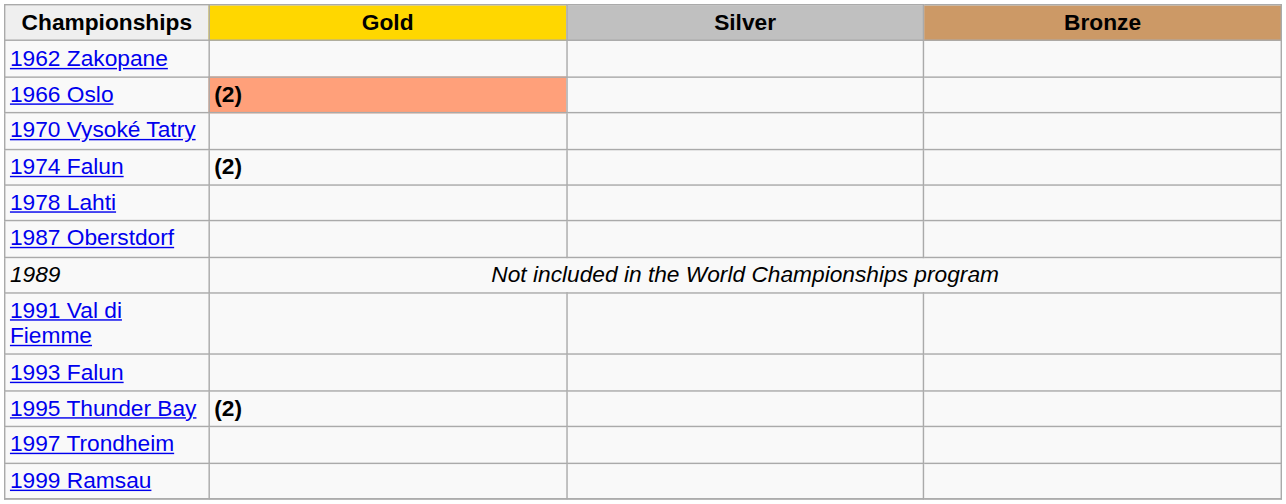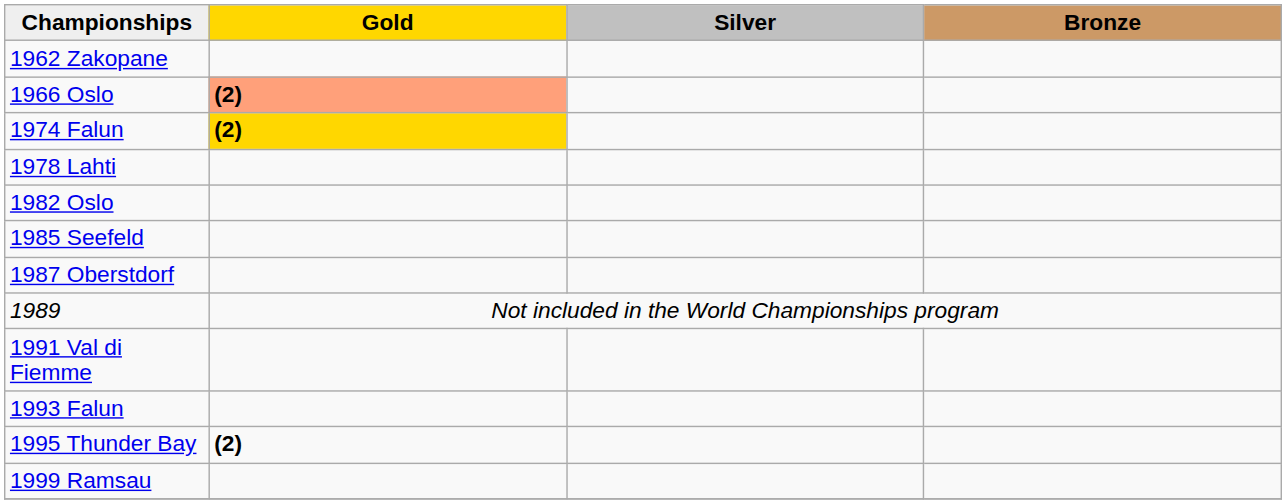- row: (103, 130)
(228, 166) no background -> (228, 130) gold background
+ row: (62, 202)
+ row: (77, 238)
- row: (92, 444)
